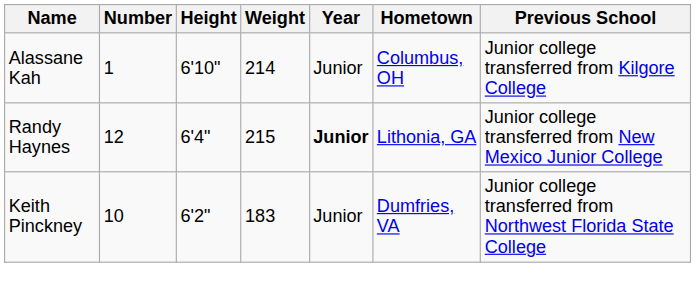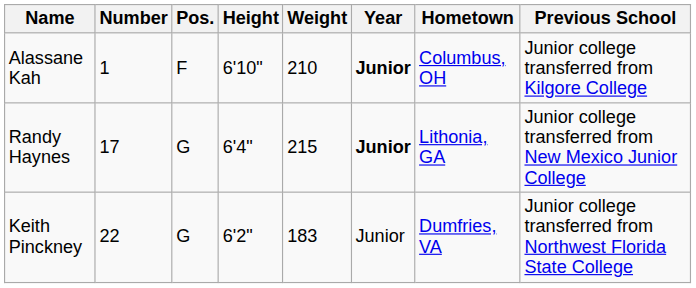+ column: (195, 18)
(260, 67) 214 -> (302, 67) 210
(338, 67) normal -> (383, 67) bold
(114, 137) 12 -> (110, 147) 17
(114, 216) 10 -> (110, 237) 22
